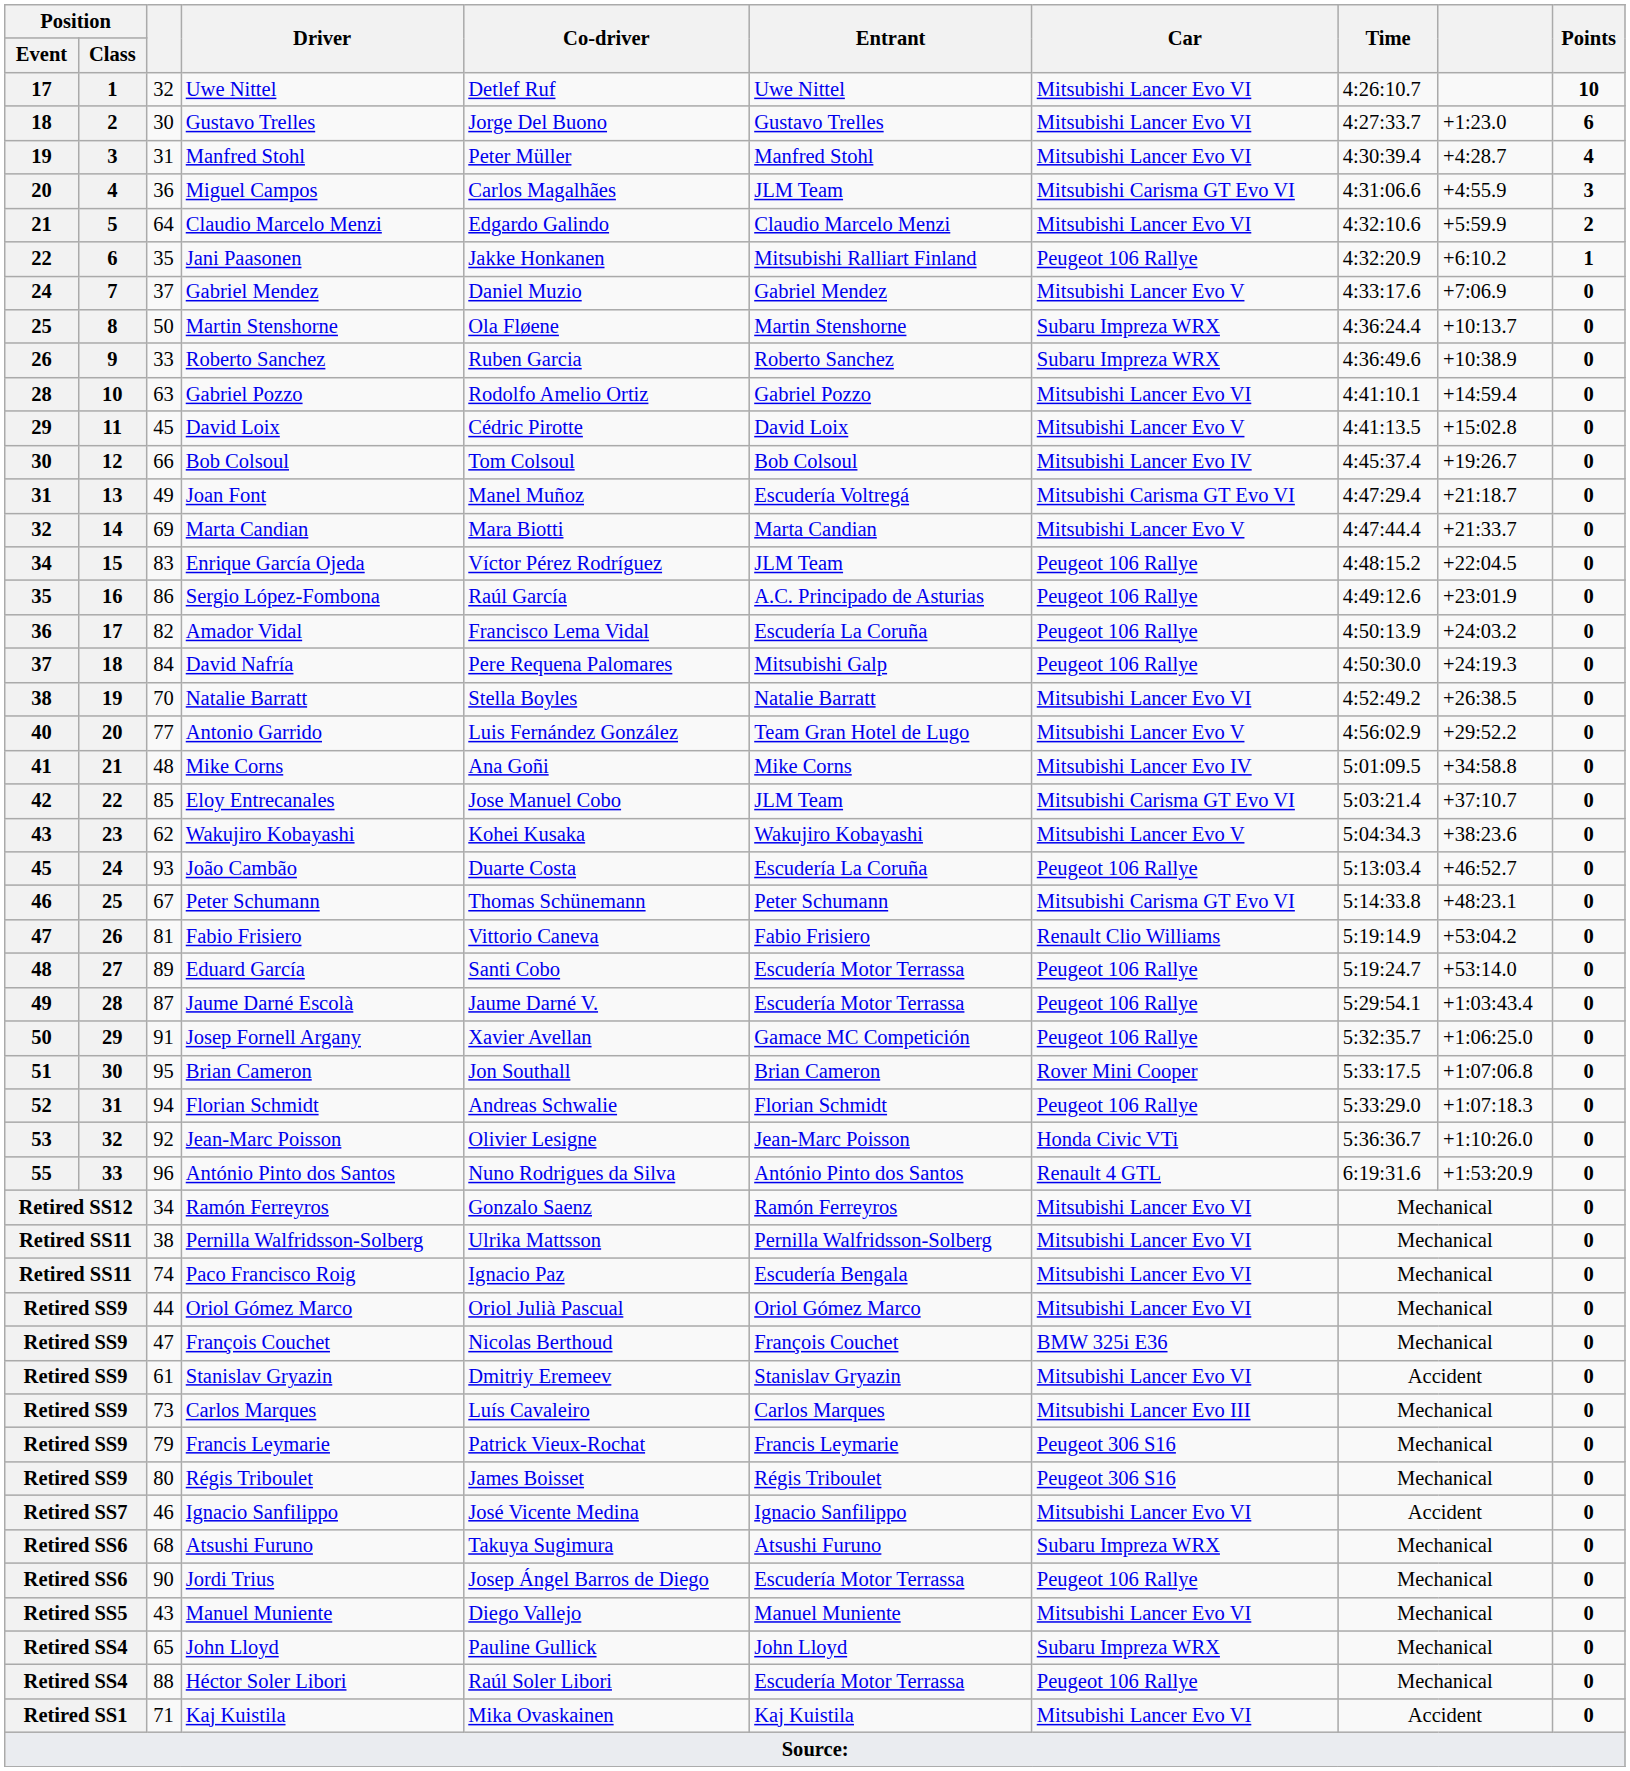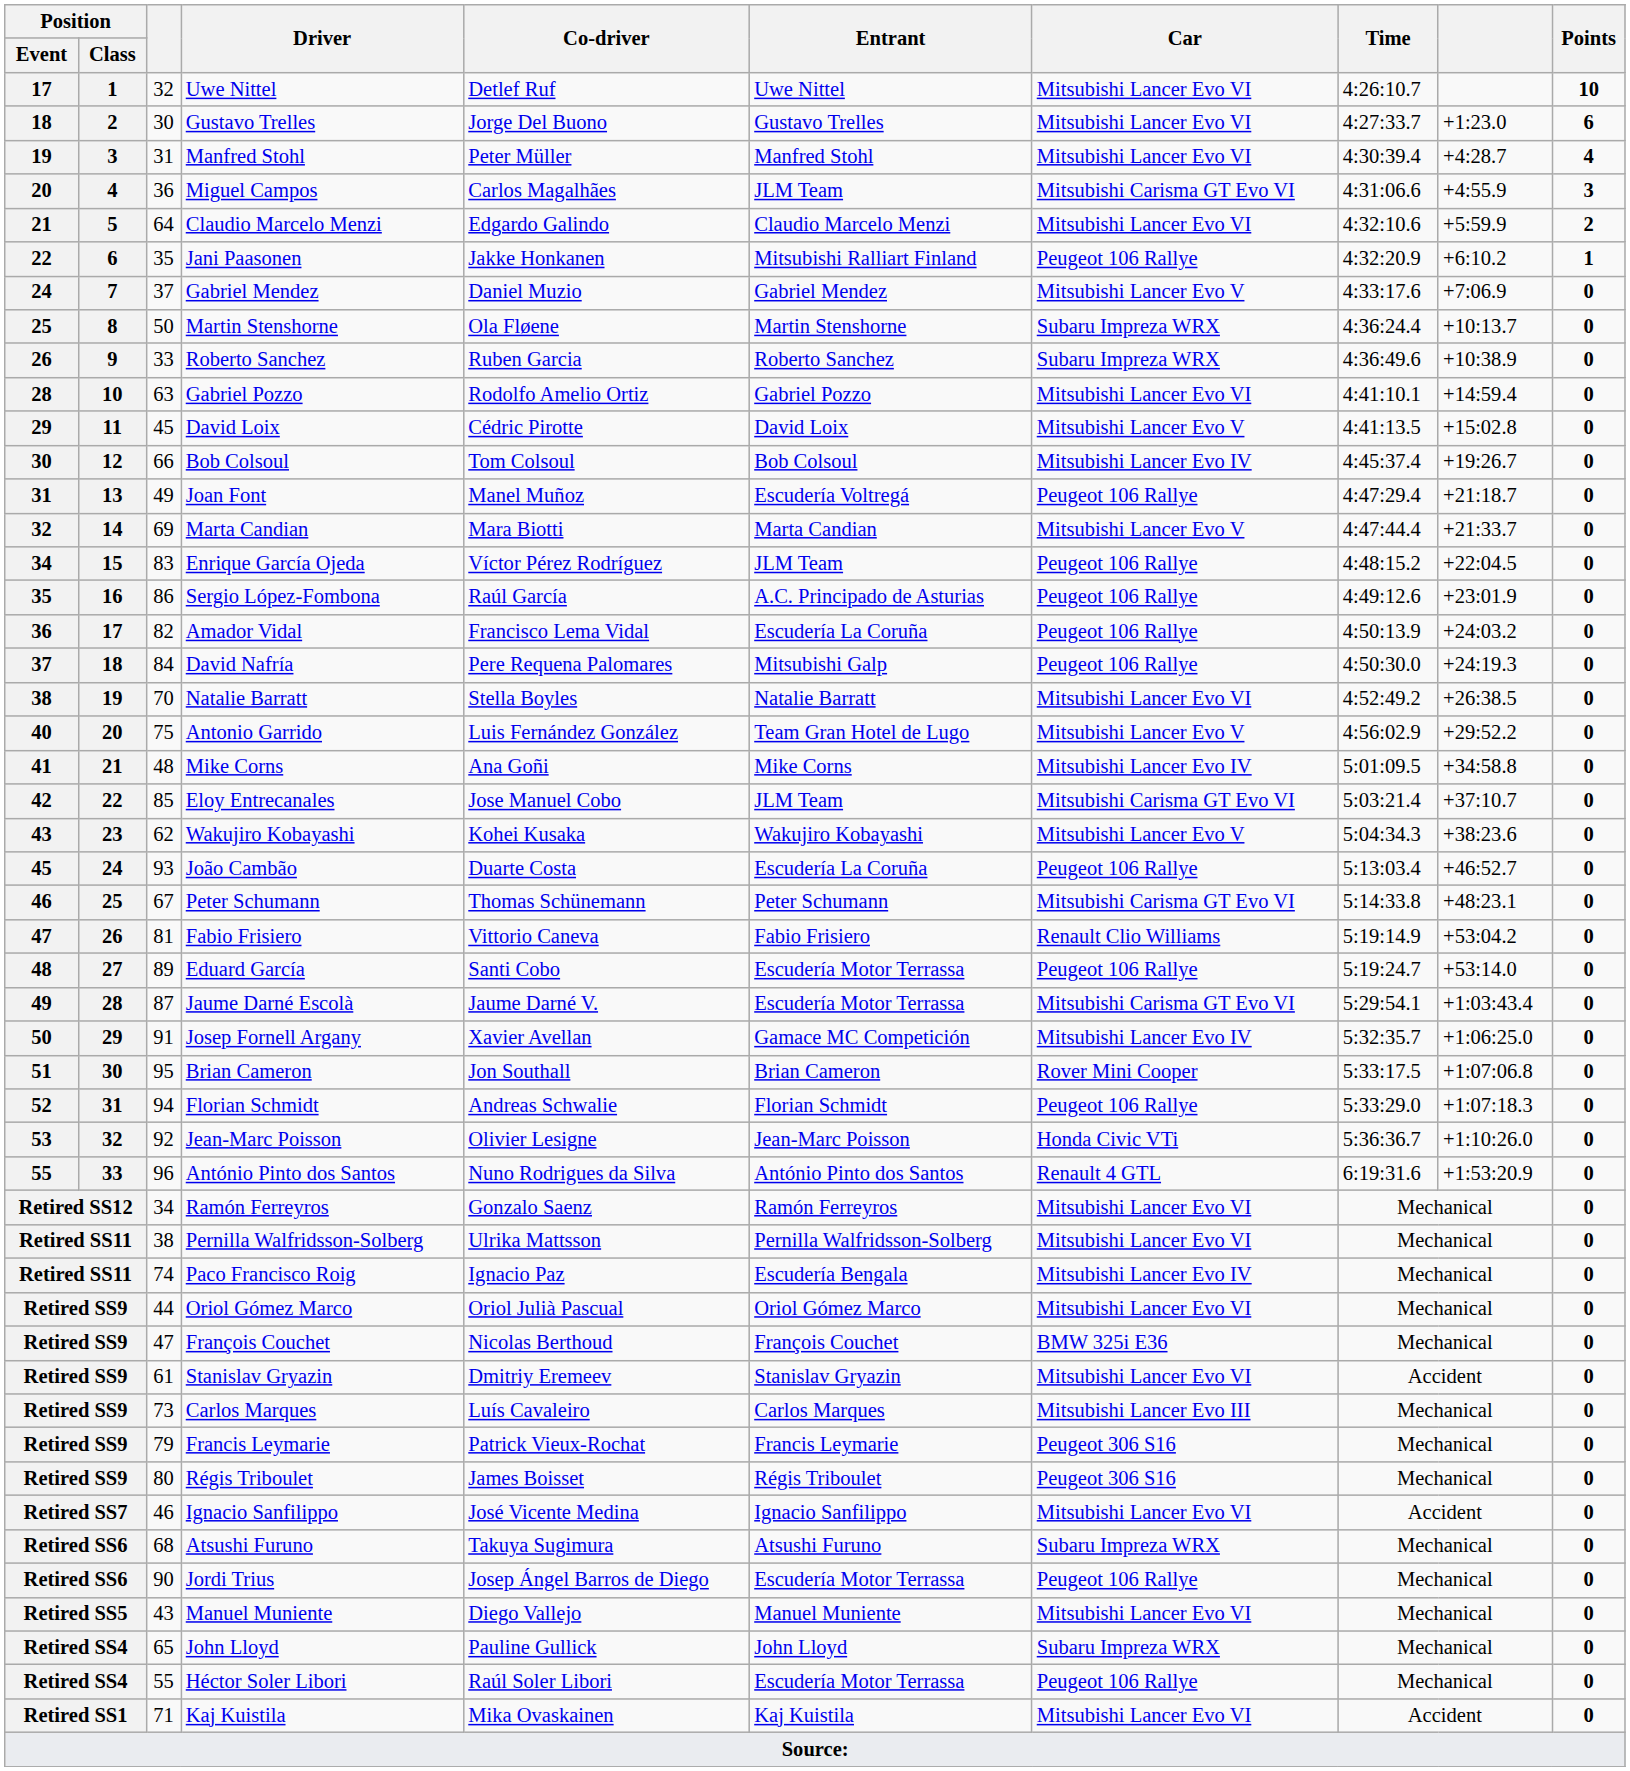(1166, 495) Mitsubishi Carisma GT Evo VI -> (1117, 495) Peugeot 106 Rallye
(164, 732) 77 -> (164, 732) 75
(1117, 1003) Peugeot 106 Rallye -> (1166, 1003) Mitsubishi Carisma GT Evo VI
(1117, 1037) Peugeot 106 Rallye -> (1144, 1037) Mitsubishi Lancer Evo IV
(1144, 1274) Mitsubishi Lancer Evo VI -> (1144, 1274) Mitsubishi Lancer Evo IV
(164, 1681) 88 -> (164, 1681) 55
